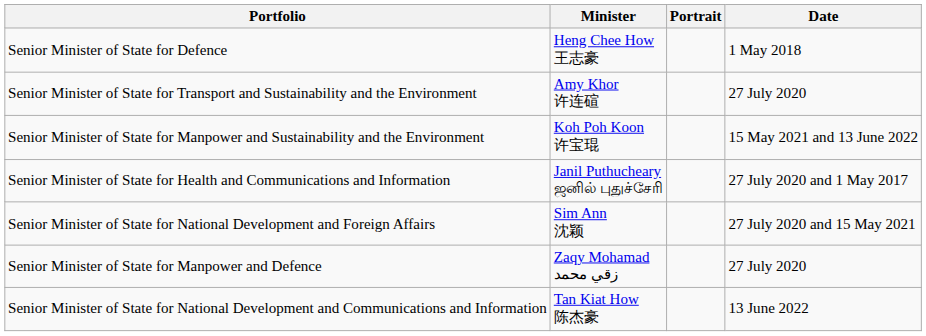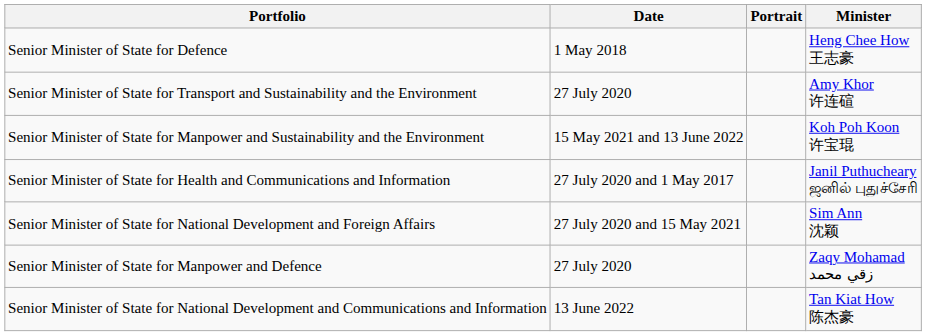columns swapped: (608, 16) <-> (823, 16)
